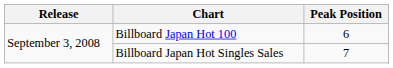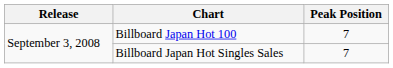(346, 33) 6 -> (346, 33) 7
